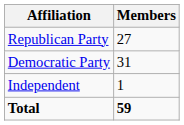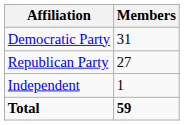rows swapped: (59, 62) <-> (58, 39)
